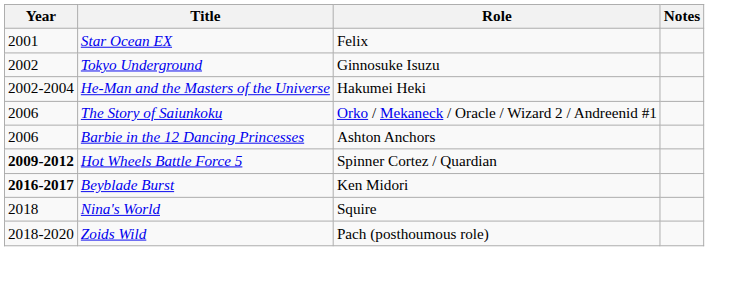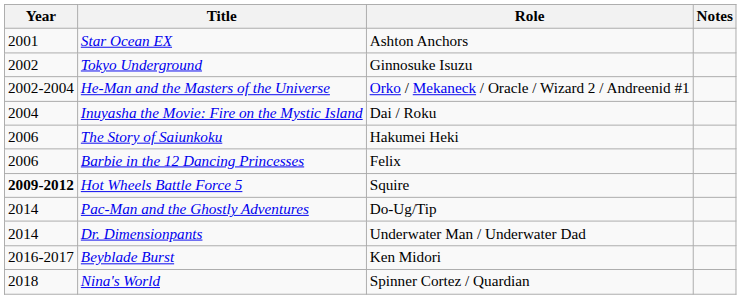(353, 40) Felix -> (419, 40) Ashton Anchors
(381, 88) Hakumei Heki -> (530, 88) Orko / Mekaneck / Oracle / Wizard 2 / Andreenid #1
+ row: (222, 112)
(497, 112) Orko / Mekaneck / Oracle / Wizard 2 / Andreenid #1 -> (414, 137) Hakumei Heki
(386, 137) Ashton Anchors -> (385, 161) Felix
(417, 161) Spinner Cortez / Quardian -> (390, 185) Squire
+ row: (195, 209)
+ row: (142, 233)
(41, 185) bold -> (41, 257) normal
(357, 209) Squire -> (450, 281) Spinner Cortez / Quardian
- row: (114, 233)
